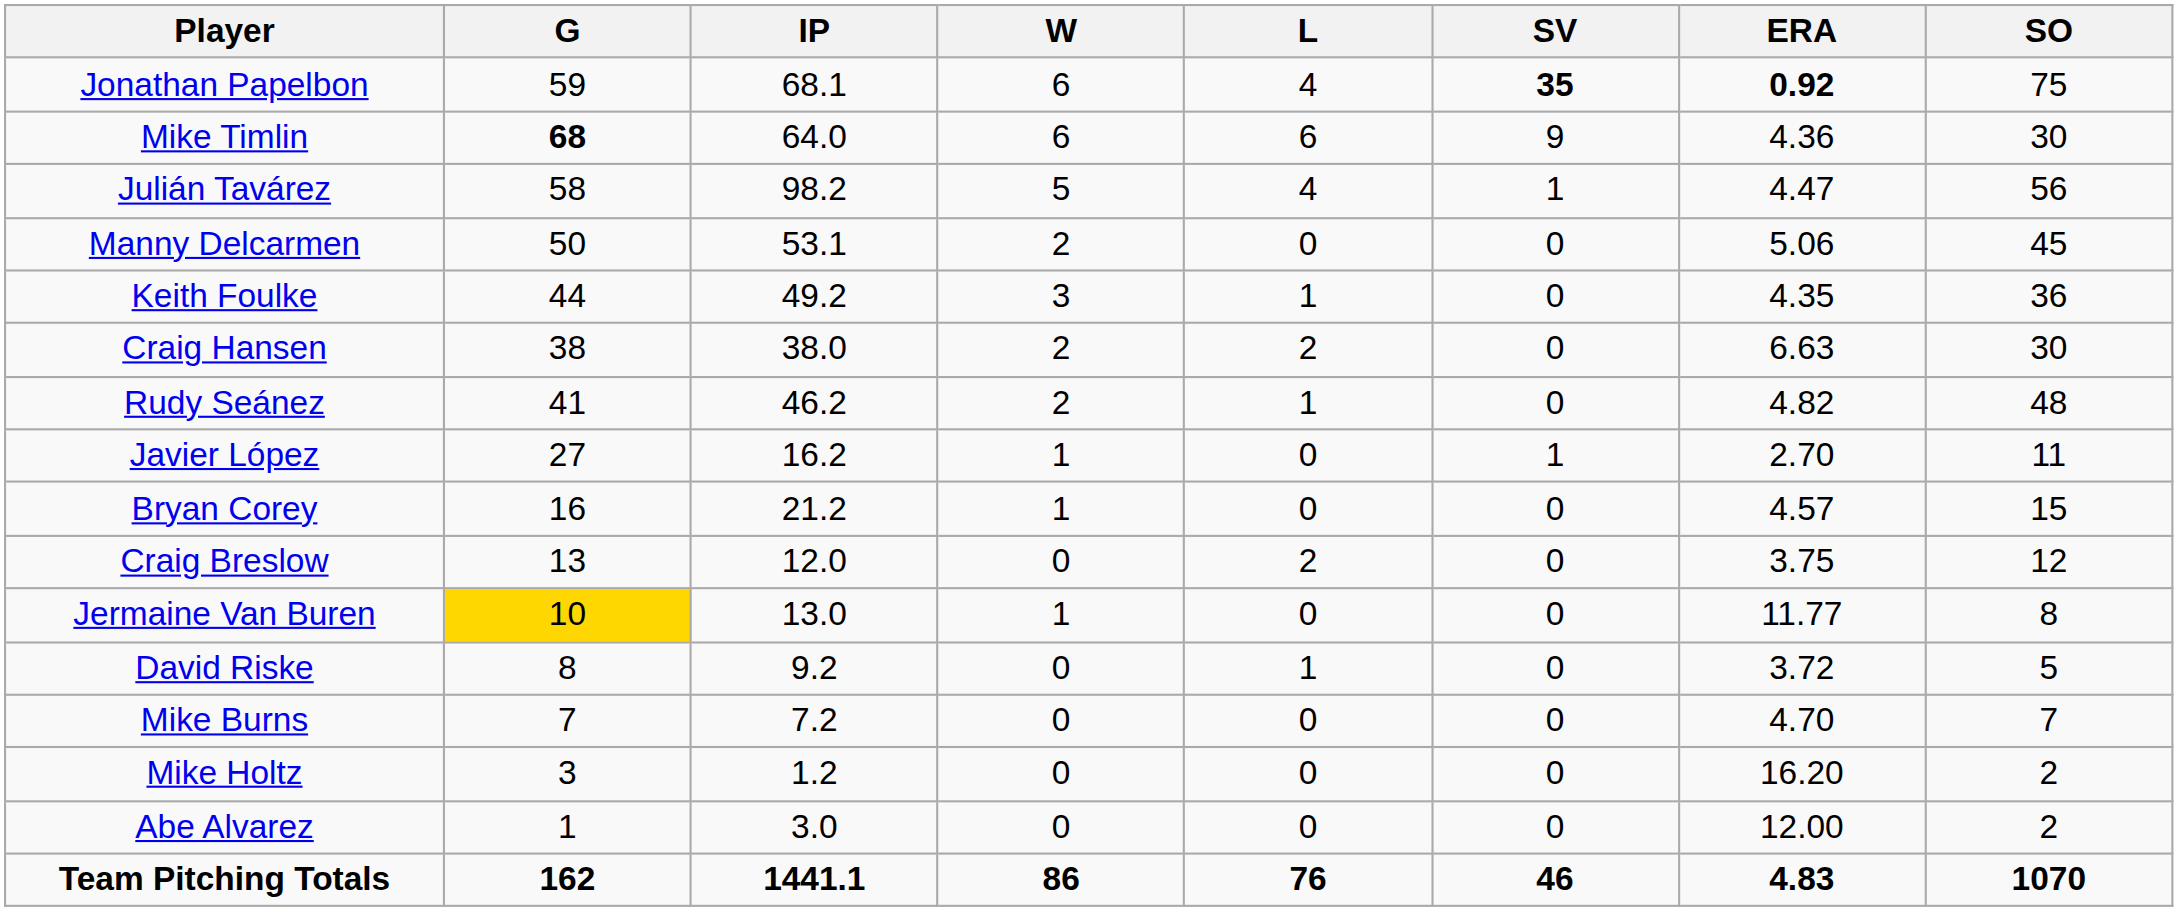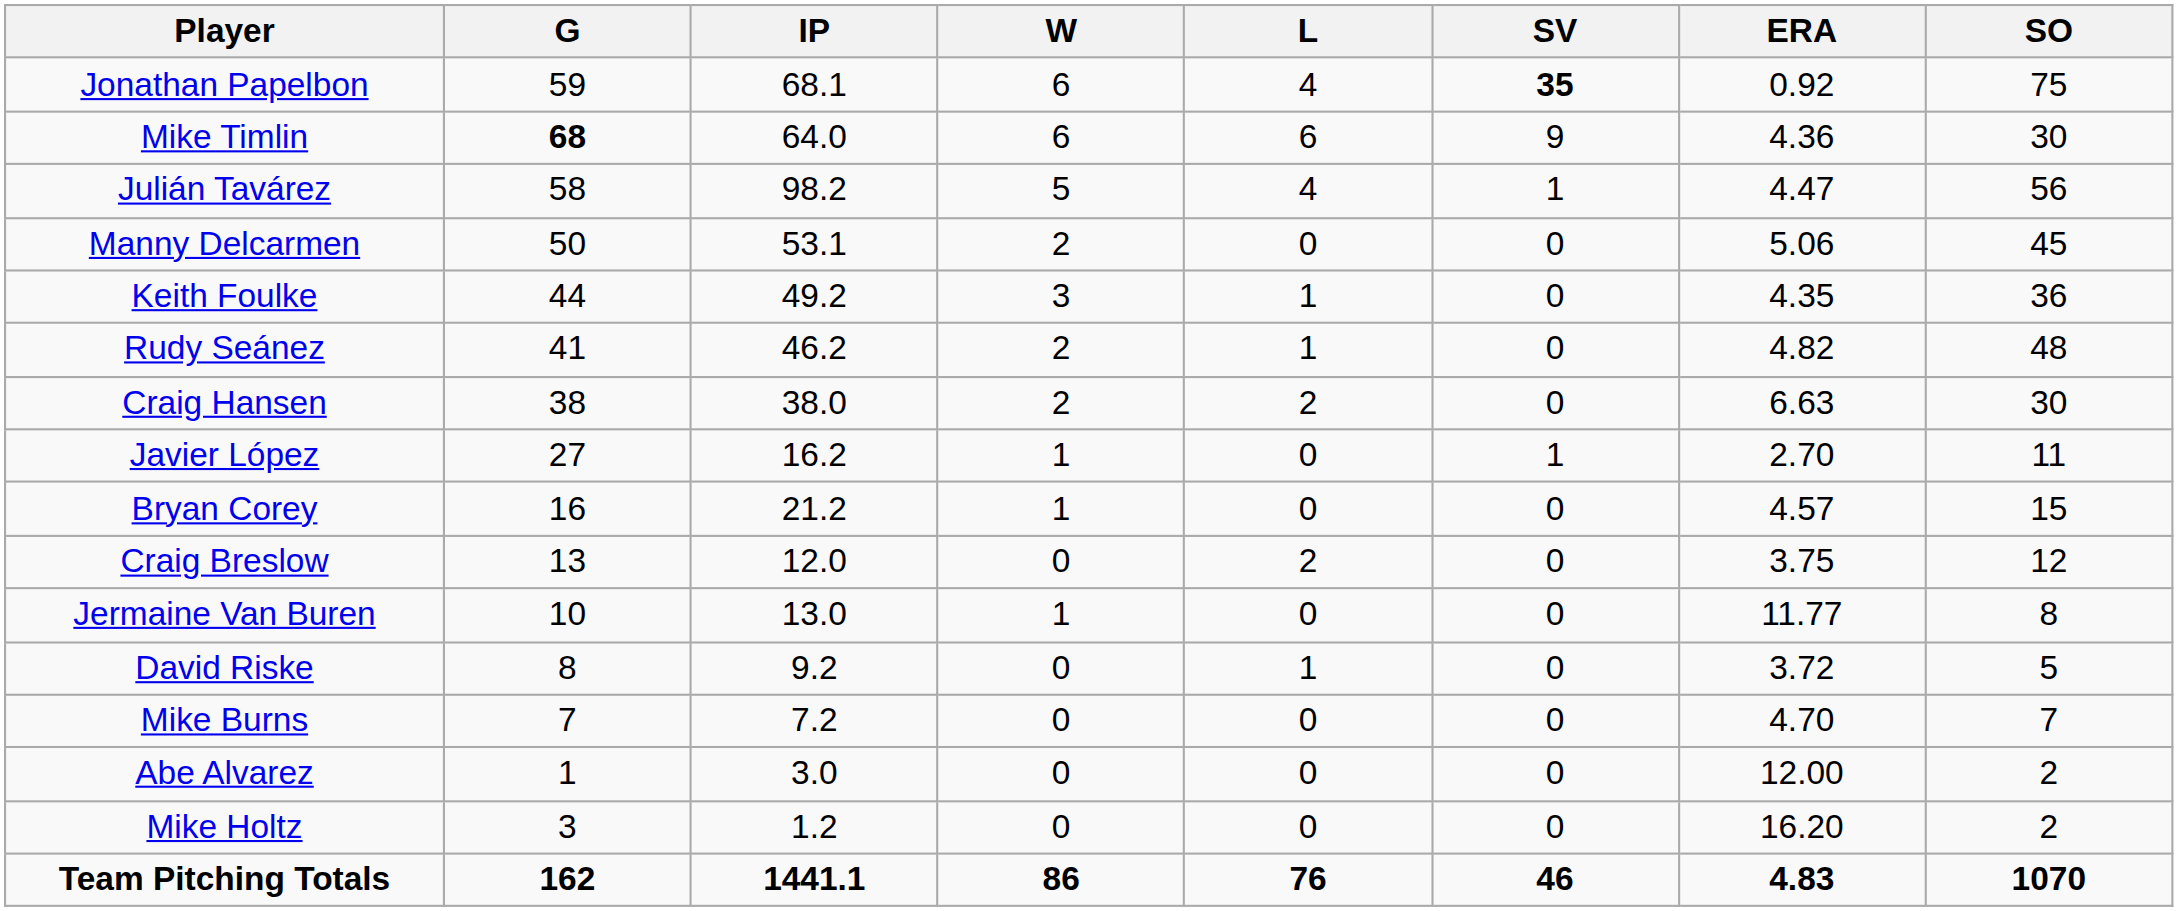(1802, 84) bold -> (1802, 84) normal
rows swapped: (224, 402) <-> (225, 349)
(567, 614) gold background -> (567, 614) no background
rows swapped: (224, 773) <-> (225, 826)
